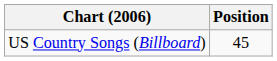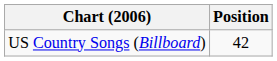(241, 42) 45 -> (241, 42) 42
